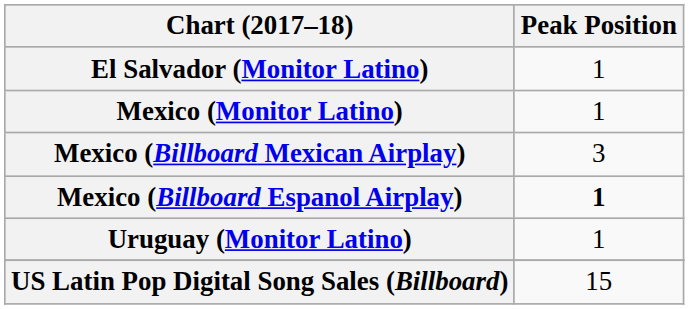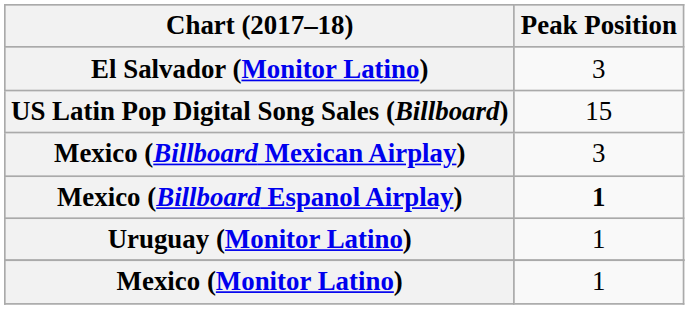(599, 68) 1 -> (599, 68) 3
rows swapped: (260, 111) <-> (260, 281)
